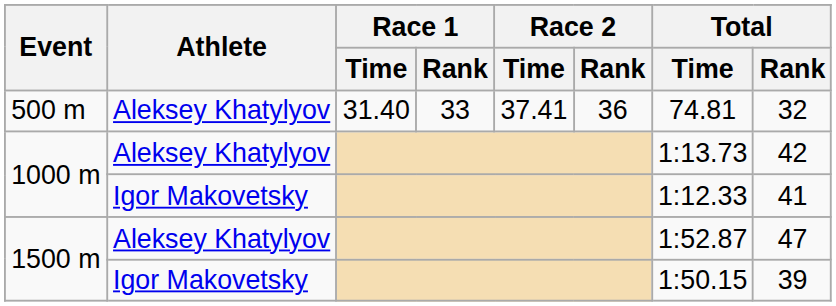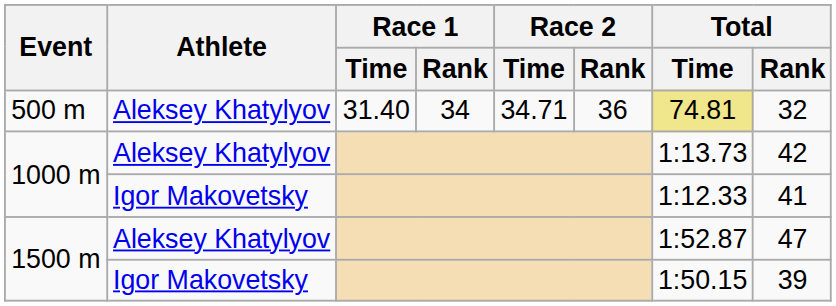(455, 111) 33 -> (455, 111) 34
(534, 111) 37.41 -> (534, 111) 34.71
(703, 111) no background -> (703, 111) khaki background
